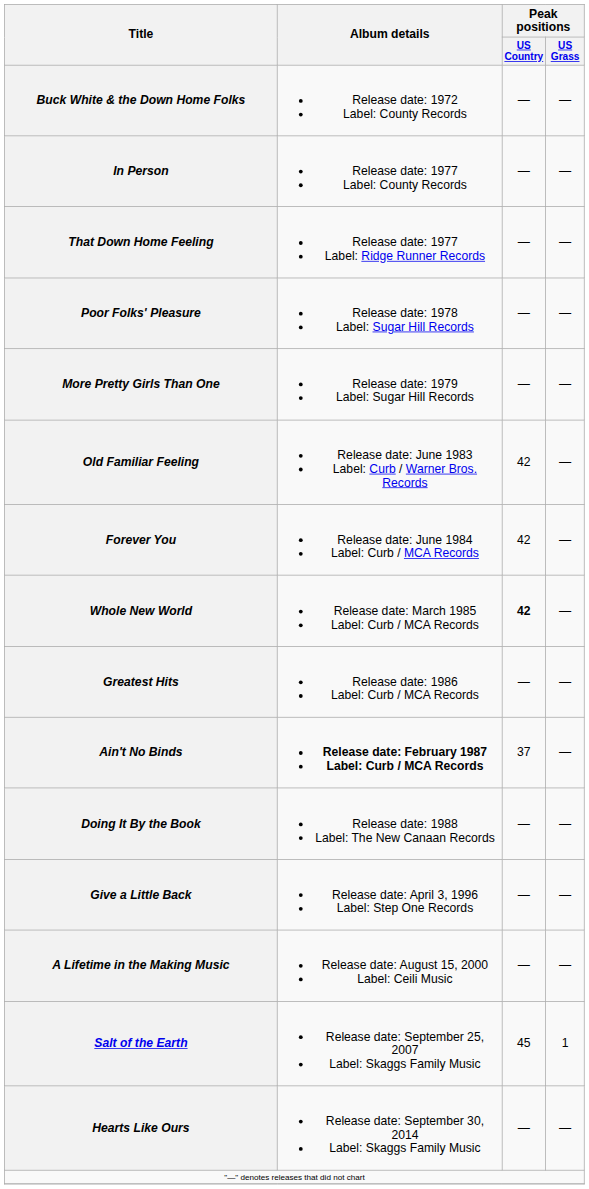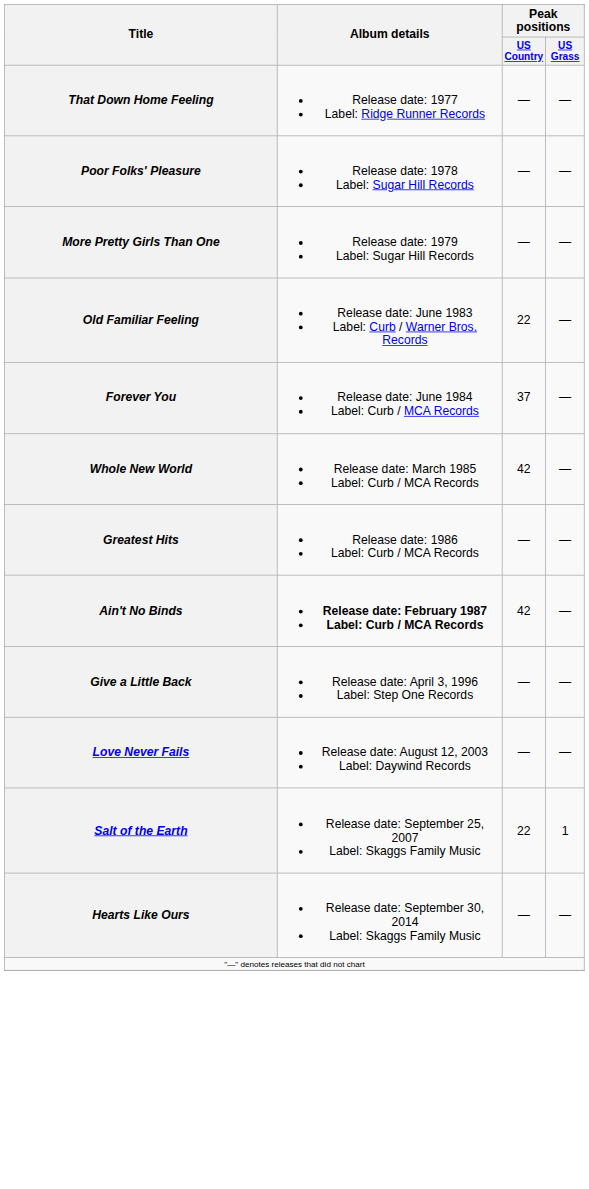- row: (141, 100)
- row: (141, 171)
(524, 462) 42 -> (524, 320) 22
(524, 540) 42 -> (524, 398) 37
(524, 610) bold -> (524, 469) normal
(524, 752) 37 -> (524, 610) 42
- row: (141, 823)
- row: (141, 965)
+ row: (141, 752)
(524, 1043) 45 -> (524, 830) 22
